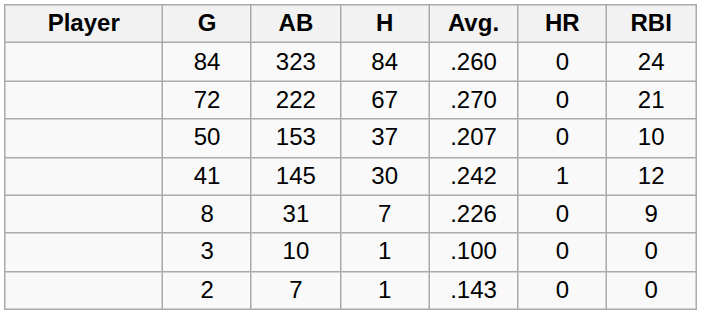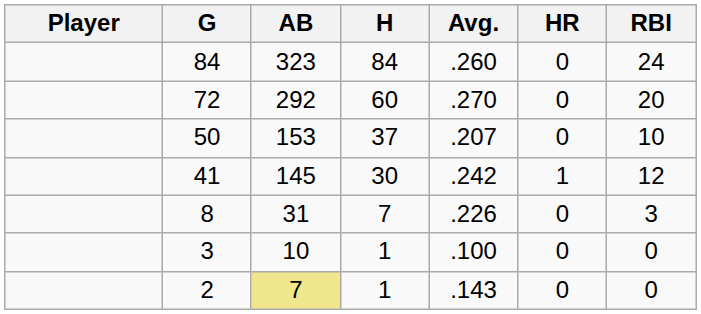(296, 99) 222 -> (296, 99) 292
(385, 99) 67 -> (385, 99) 60
(651, 99) 21 -> (651, 99) 20
(651, 213) 9 -> (651, 213) 3
(296, 289) no background -> (296, 289) khaki background
